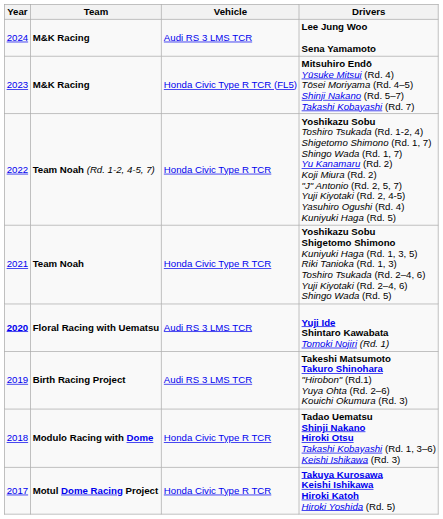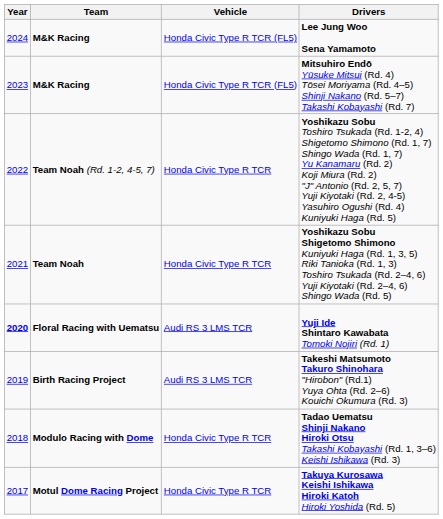(208, 37) Audi RS 3 LMS TCR -> (230, 37) Honda Civic Type R TCR (FL5)
